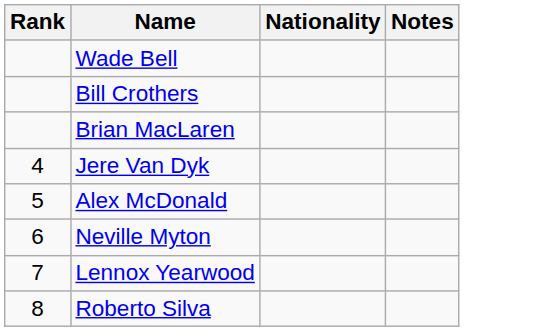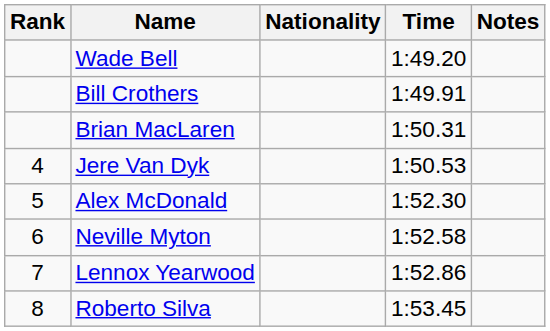+ column: (429, 22)
